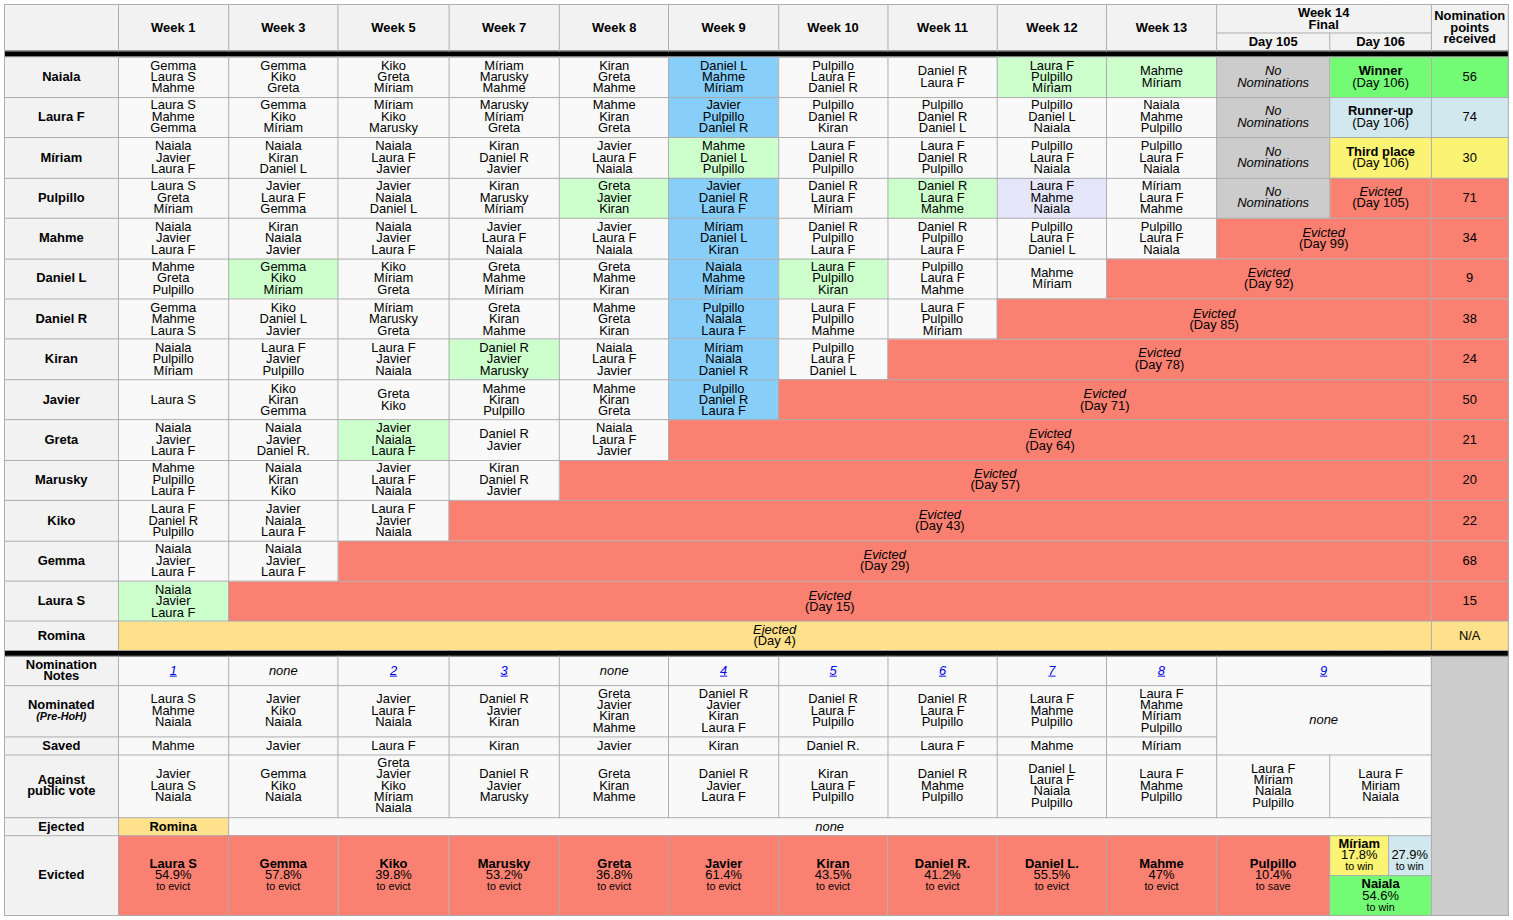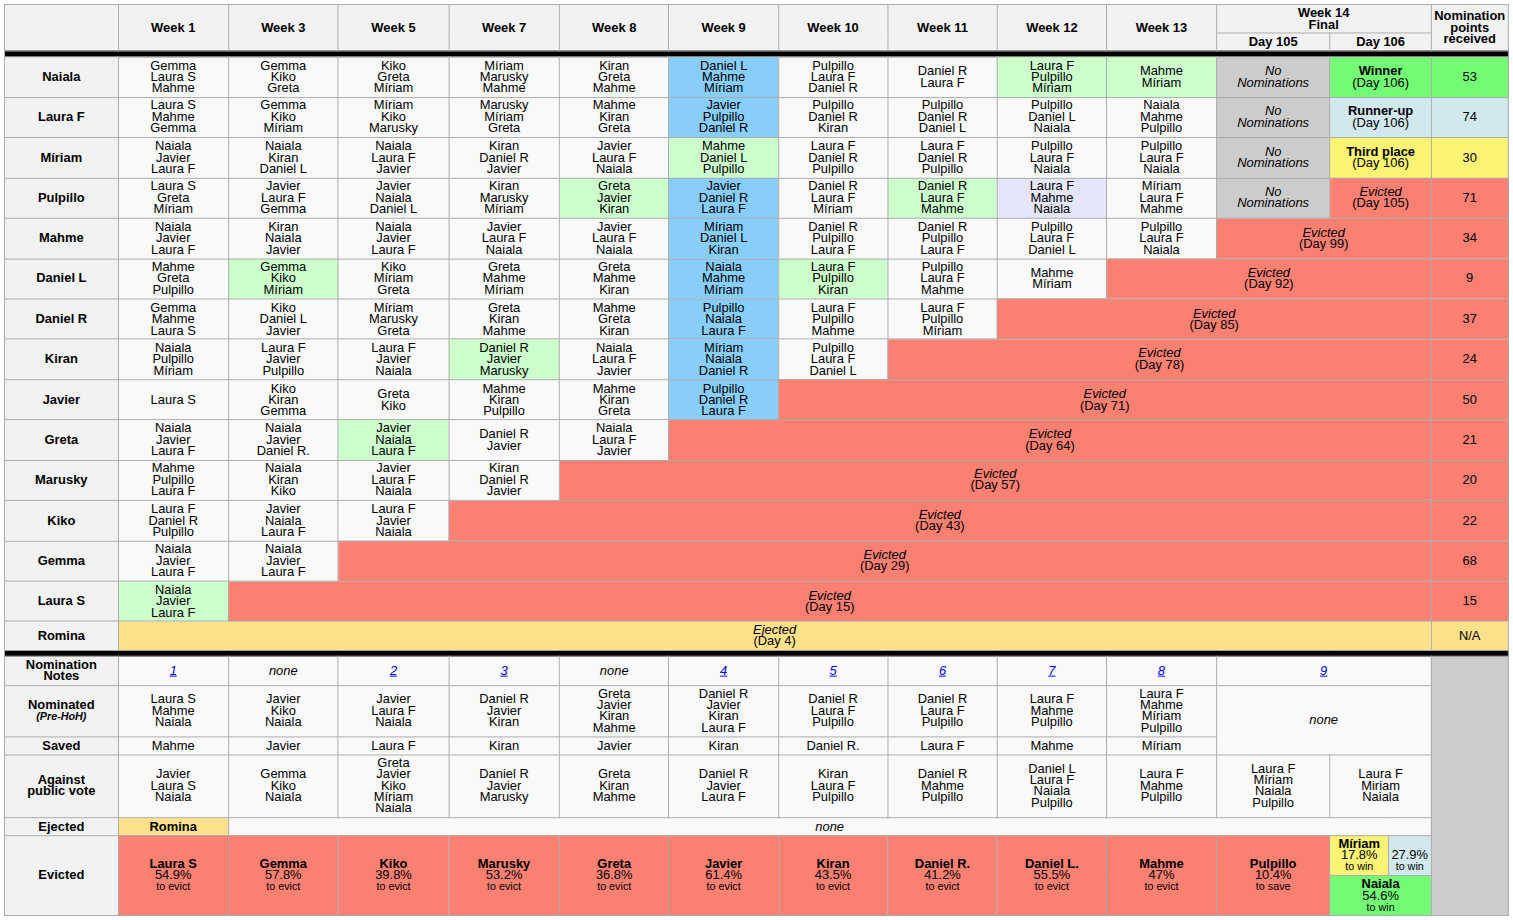(1470, 76) 56 -> (1470, 76) 53
(1470, 318) 38 -> (1470, 318) 37
